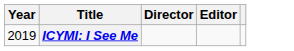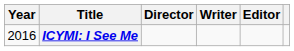+ column: (218, 14)
(22, 35) 2019 -> (22, 35) 2016
